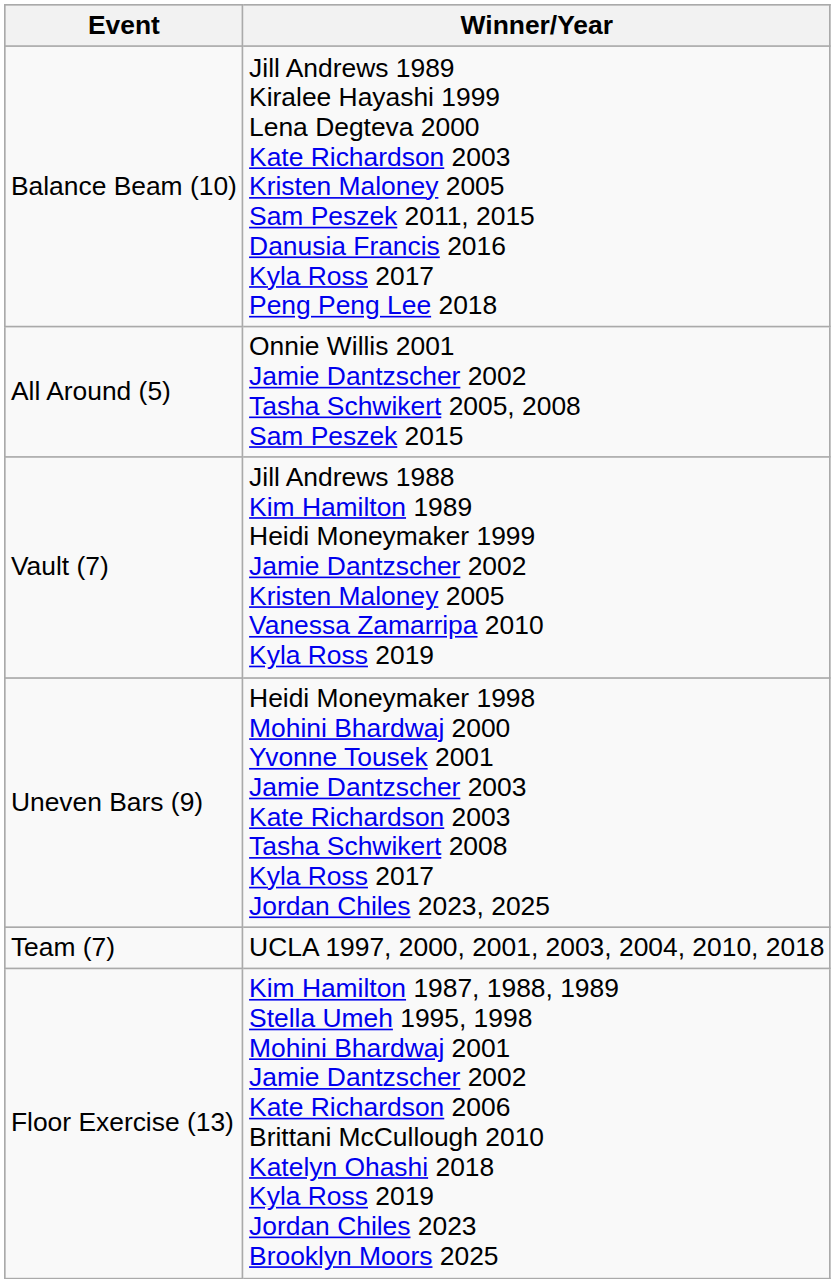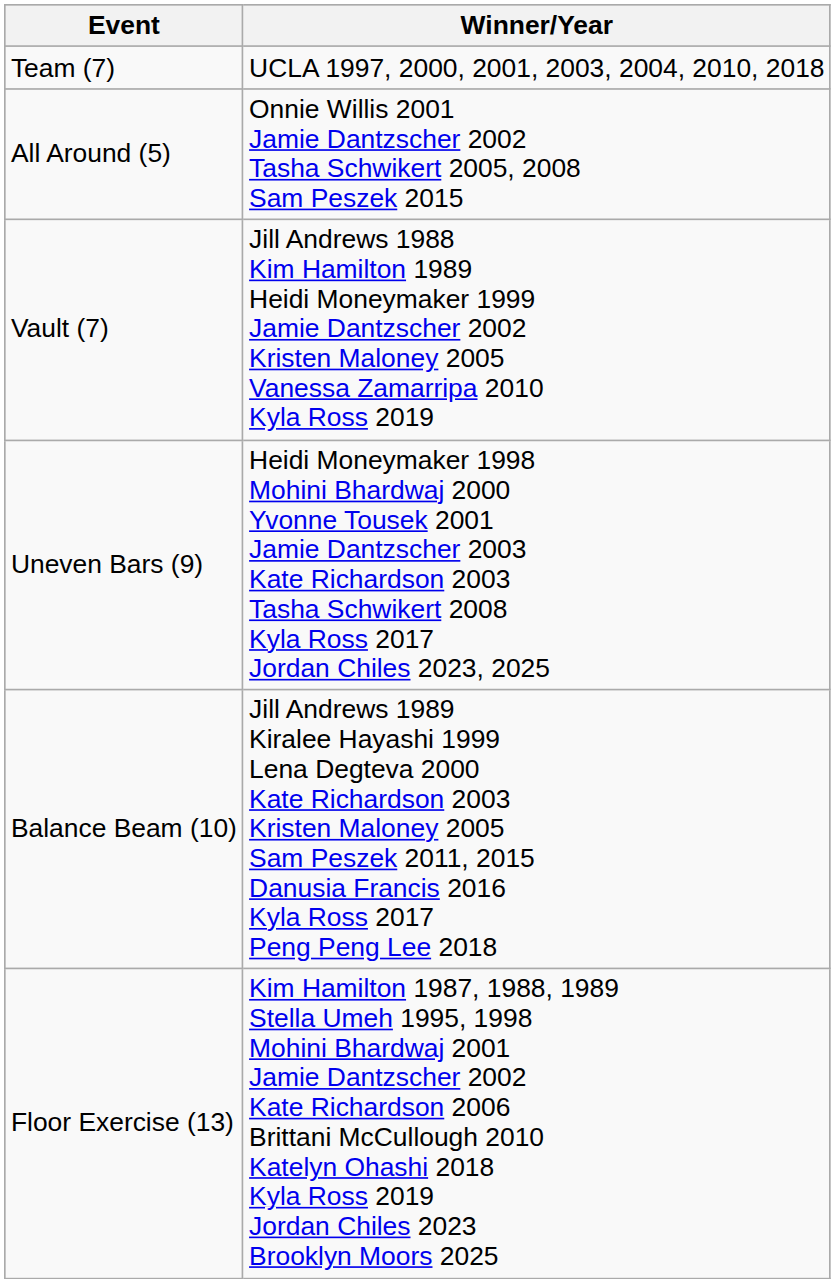rows swapped: (63, 947) <-> (124, 186)
